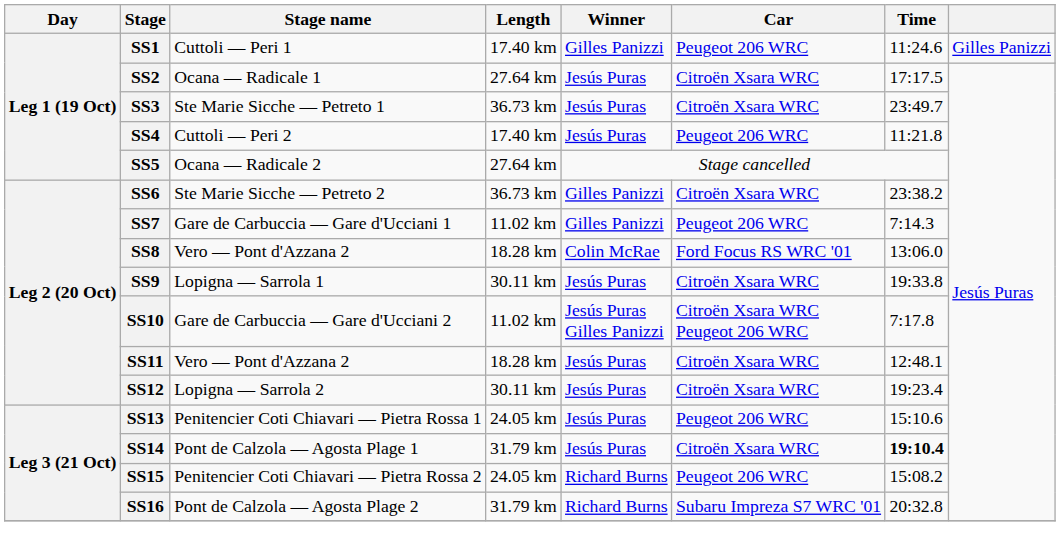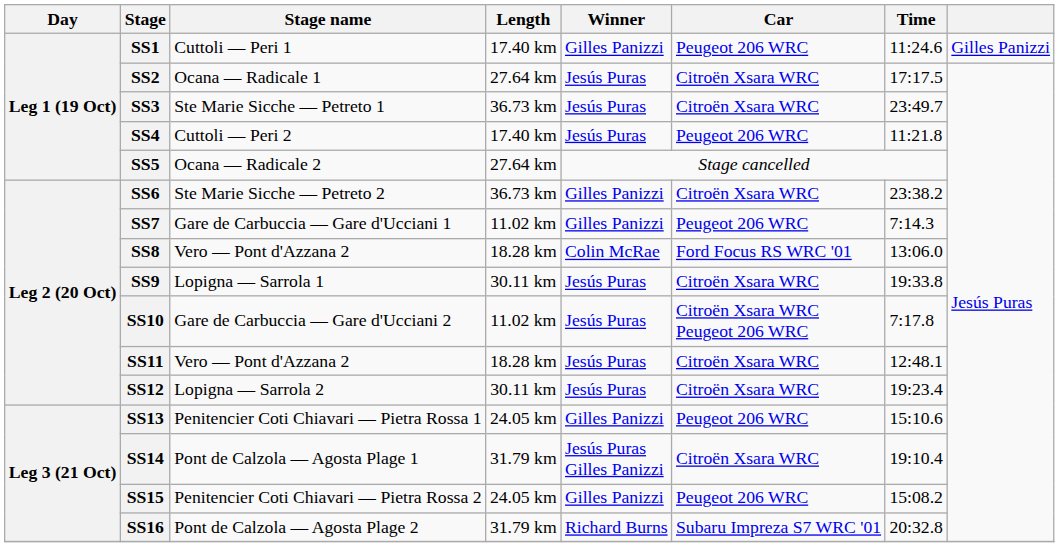(614, 320) Jesús Puras Gilles Panizzi -> (606, 320) Jesús Puras
(606, 418) Jesús Puras -> (614, 418) Gilles Panizzi
(606, 447) Jesús Puras -> (614, 458) Jesús Puras Gilles Panizzi
(917, 447) bold -> (916, 458) normal
(616, 477) Richard Burns -> (614, 497) Gilles Panizzi
